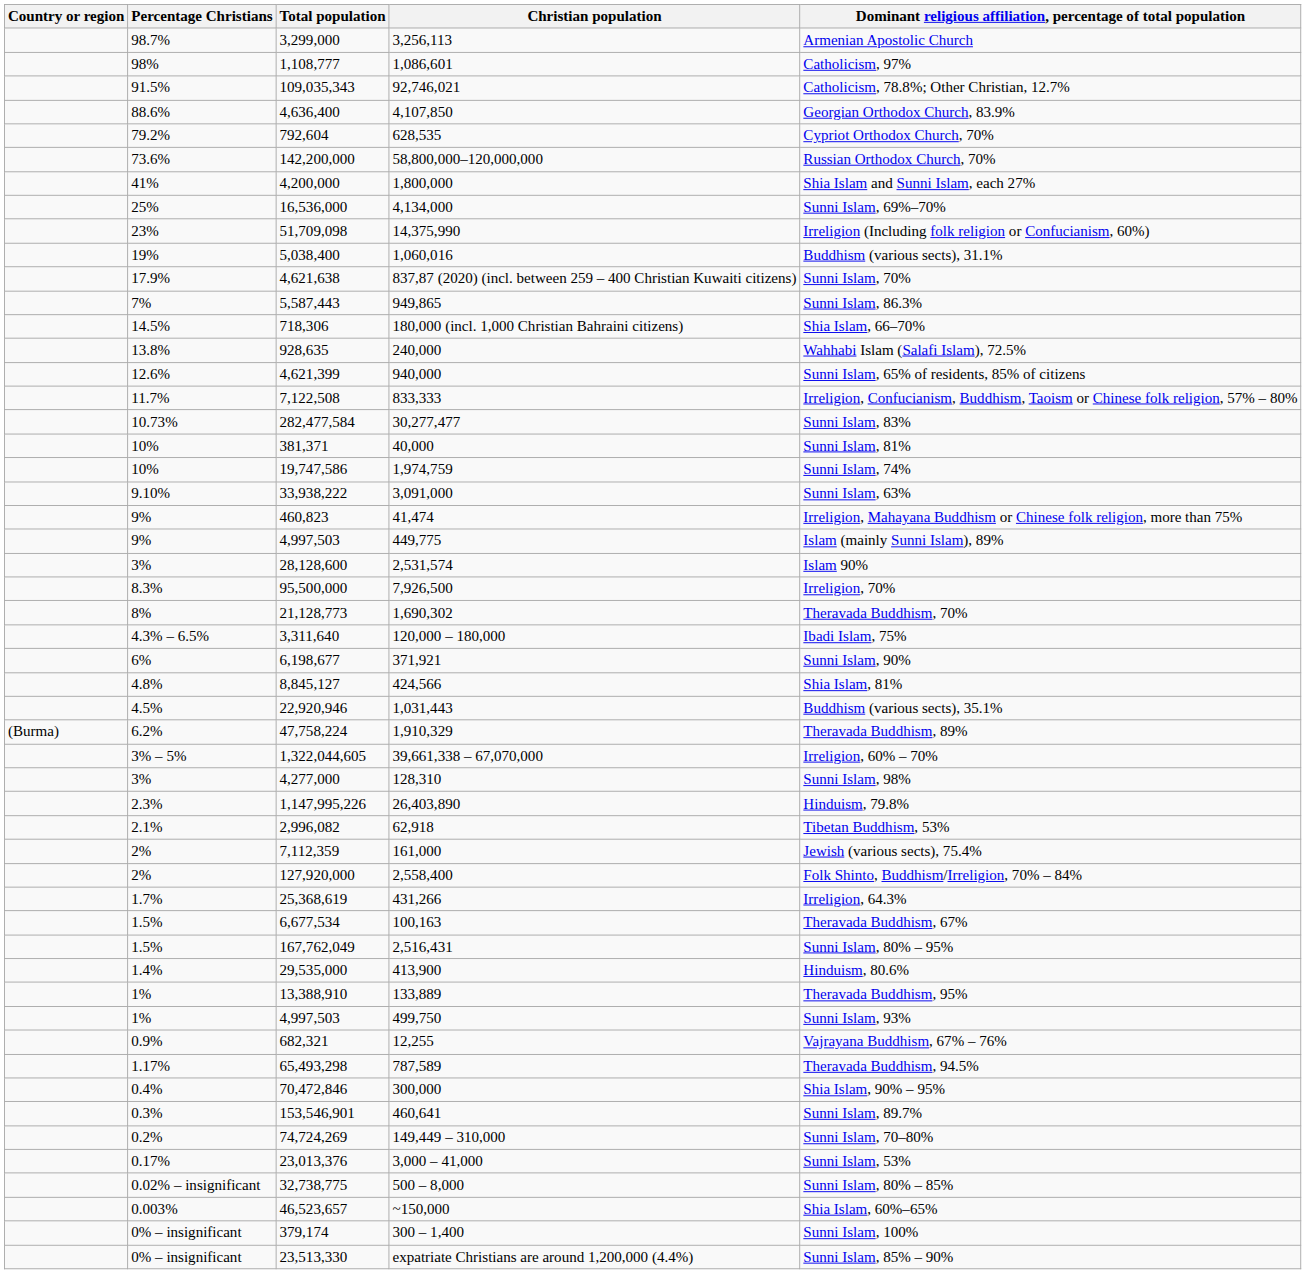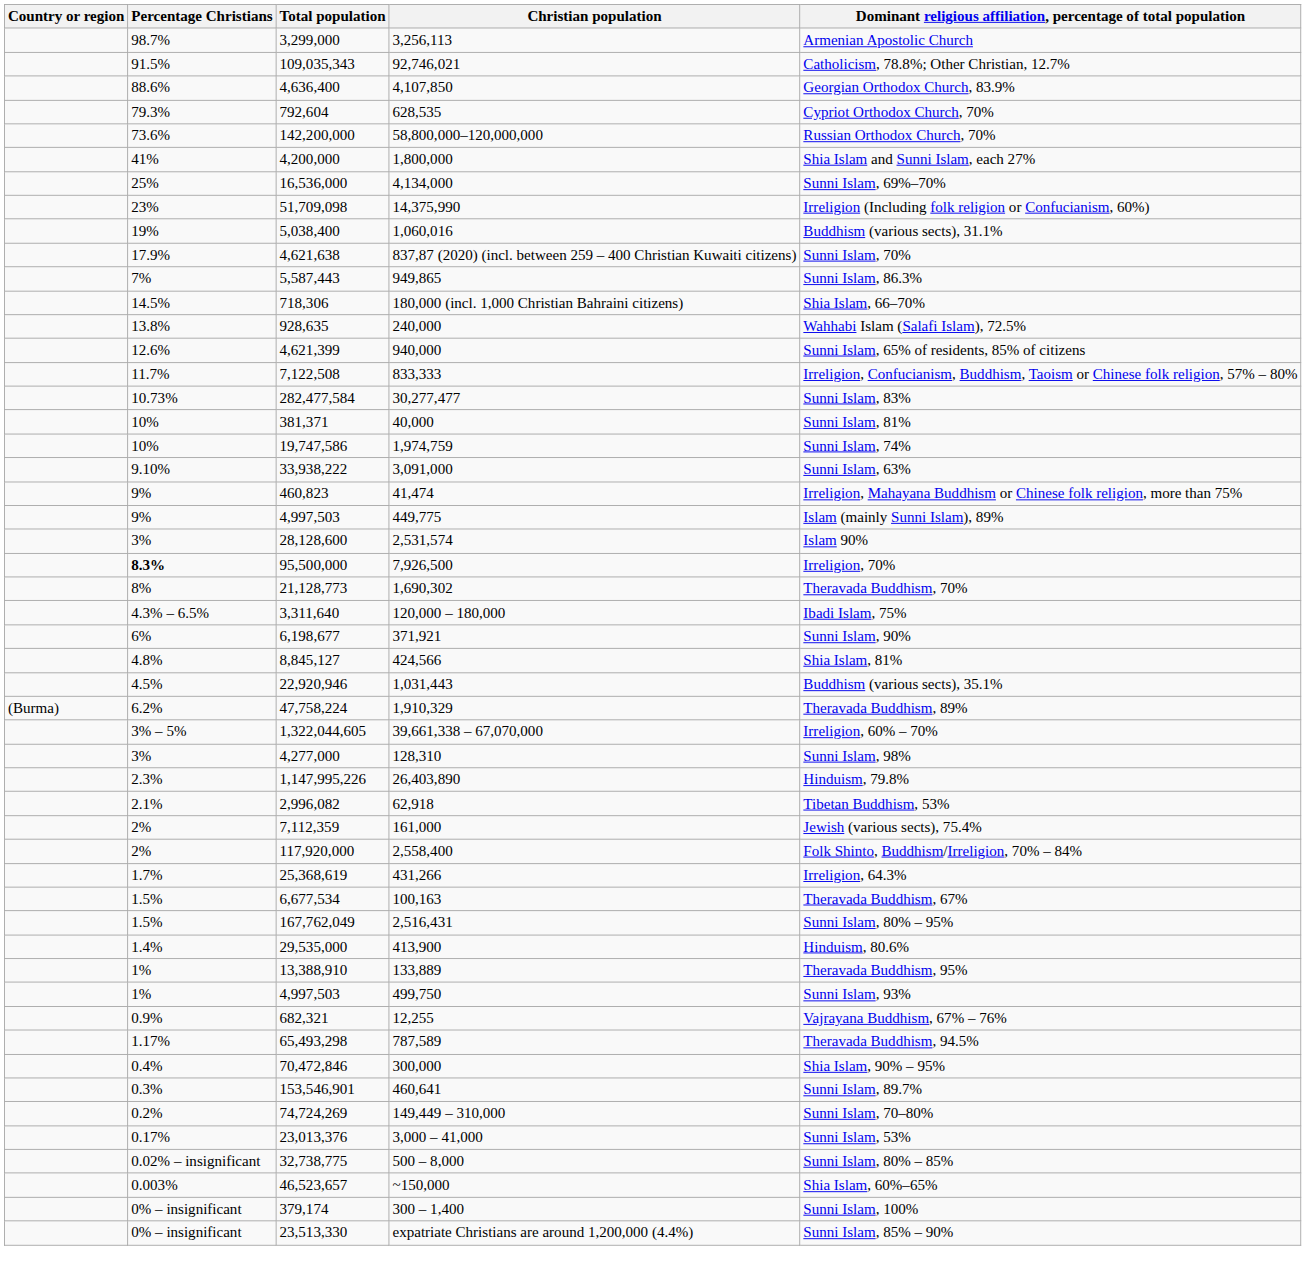- row: (423, 64)
(151, 135) 79.2% -> (151, 111) 79.3%
(147, 588) normal -> (148, 565) bold
(317, 875) 127,920,000 -> (317, 851) 117,920,000
